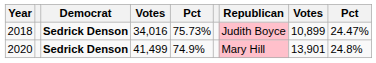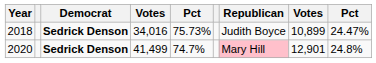(254, 31) pink background -> (254, 31) no background
(189, 49) 74.9% -> (189, 49) 74.7%
(308, 49) 13,901 -> (308, 49) 12,901
